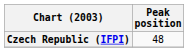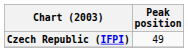(158, 39) 48 -> (158, 39) 49
